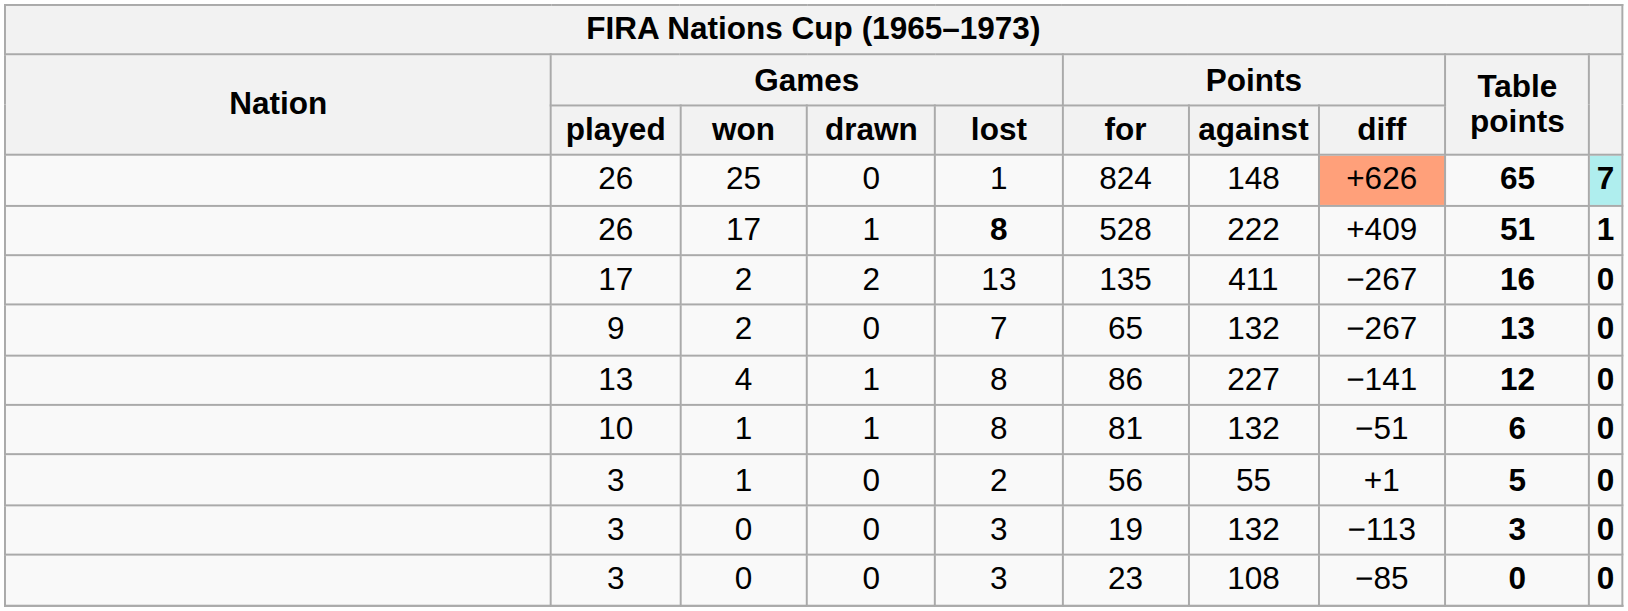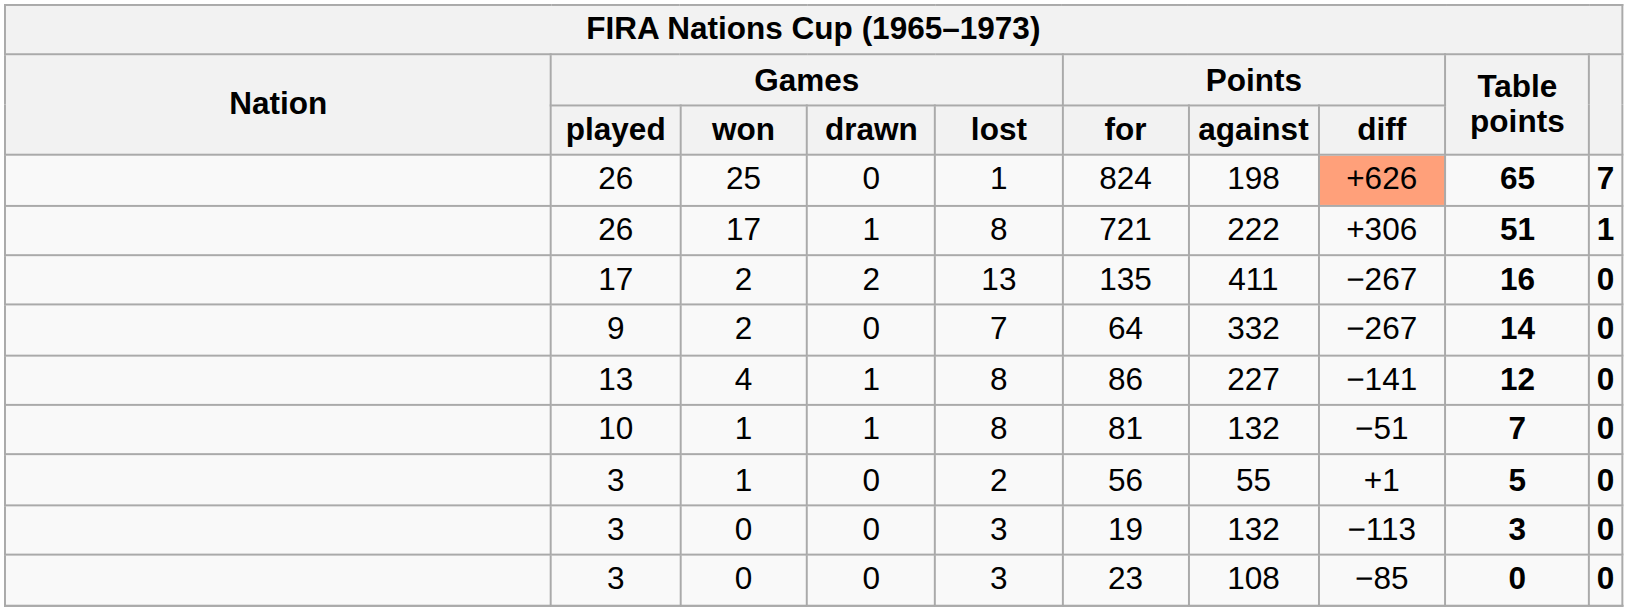(1253, 179) 148 -> (1253, 179) 198
(1605, 179) paleturquoise background -> (1605, 179) no background
(999, 229) bold -> (999, 229) normal
(1126, 229) 528 -> (1126, 229) 721
(1382, 229) +409 -> (1382, 229) +306
(1126, 329) 65 -> (1126, 329) 64
(1253, 329) 132 -> (1253, 329) 332
(1517, 329) 13 -> (1517, 329) 14
(1517, 429) 6 -> (1517, 429) 7
